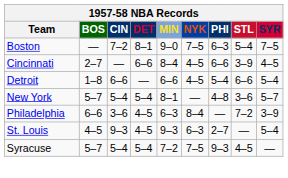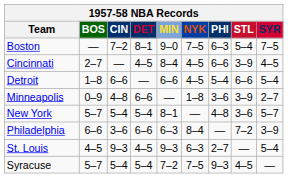(144, 63) 6–6 -> (144, 63) 4–5
+ row: (35, 97)
(144, 114) 4–5 -> (144, 131) 6–6
